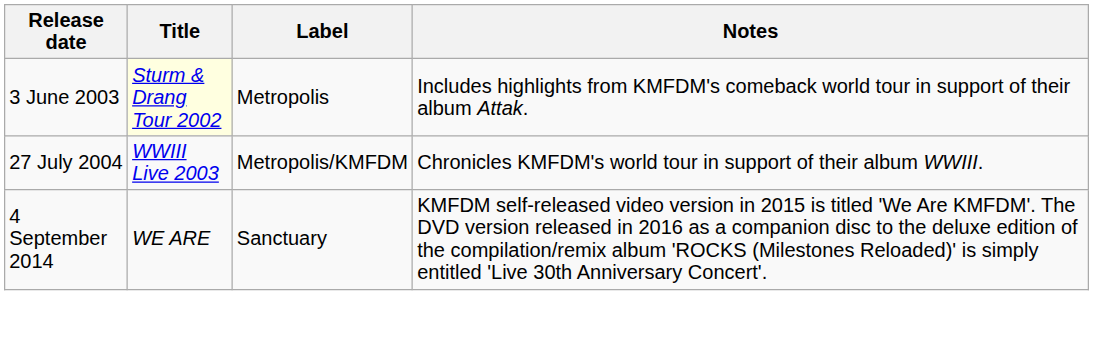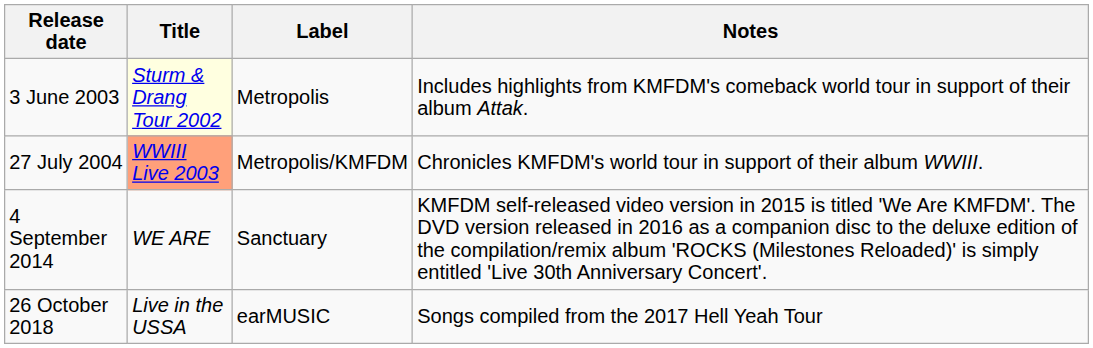(175, 162) no background -> (175, 162) lightsalmon background
+ row: (59, 315)
